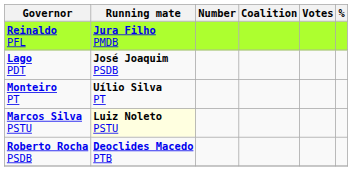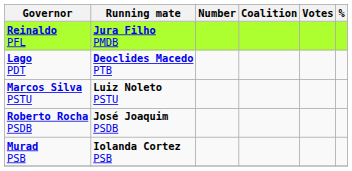(131, 65) José Joaquim PSDB -> (143, 65) Deoclides Macedo PTB
- row: (32, 94)
(128, 123) lightyellow background -> (128, 94) no background
(143, 152) Deoclides Macedo PTB -> (131, 123) José Joaquim PSDB
+ row: (23, 152)
